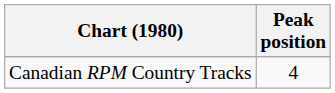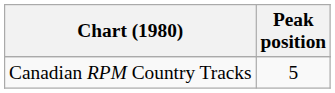(293, 72) 4 -> (293, 72) 5
